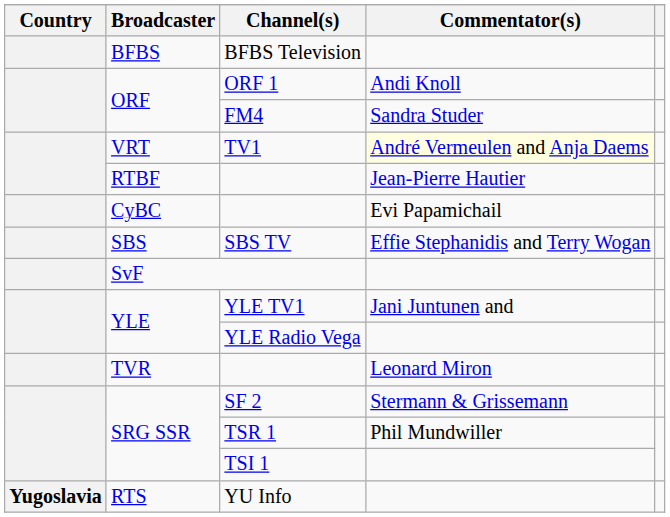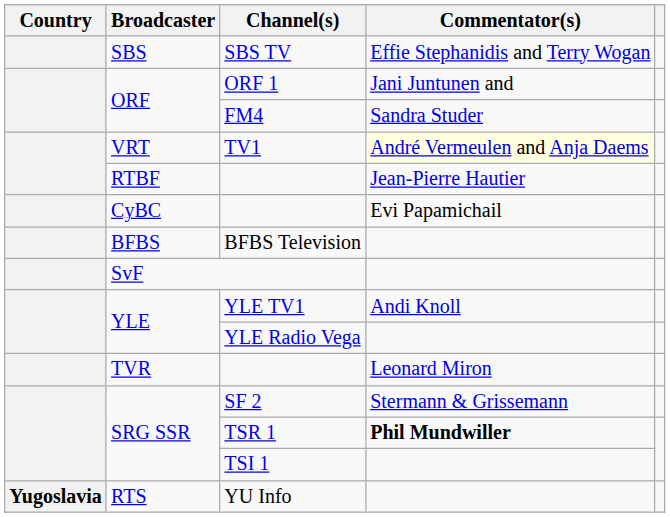rows swapped: (129, 242) <-> (136, 52)
(415, 83) Andi Knoll -> (442, 83) Jani Juntunen and
(442, 305) Jani Juntunen and -> (415, 305) Andi Knoll
(436, 432) normal -> (440, 432) bold
